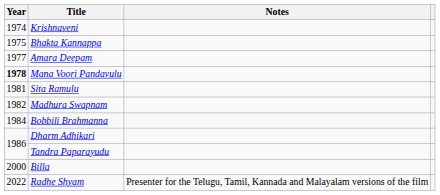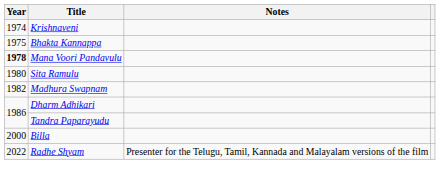- row: (61, 58)
(16, 89) 1981 -> (16, 74) 1980
- row: (69, 120)
